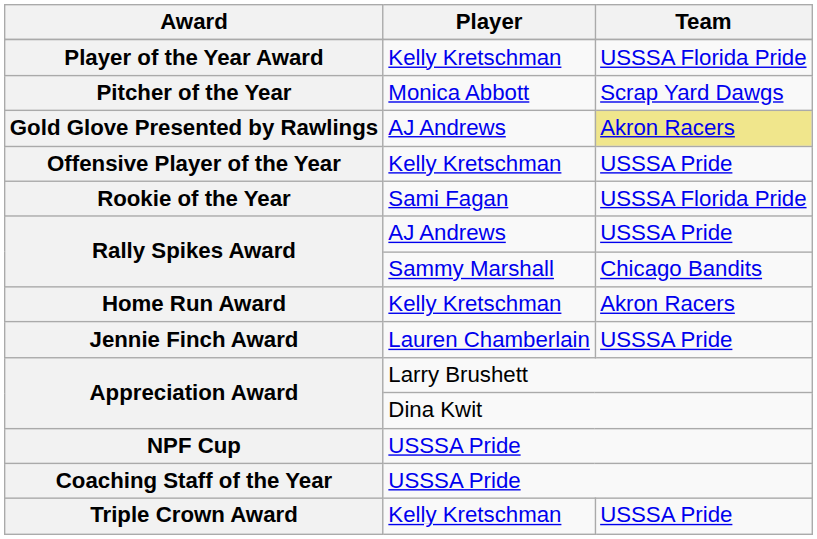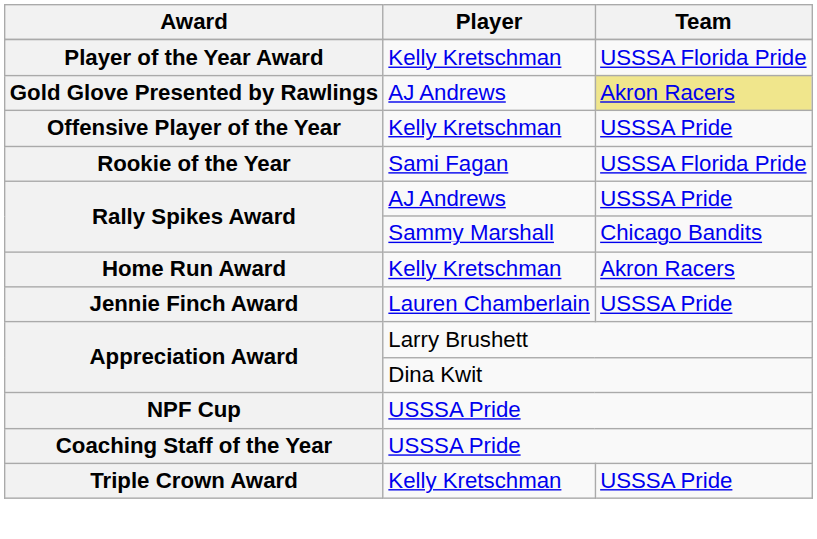- row: (194, 92)
